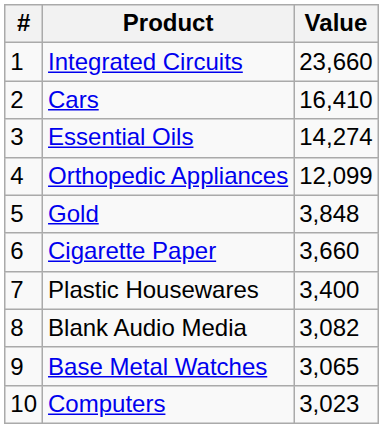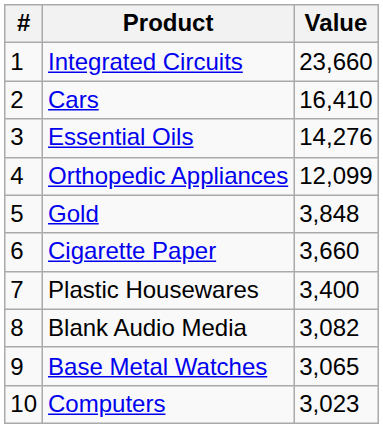(336, 137) 14,274 -> (336, 137) 14,276
